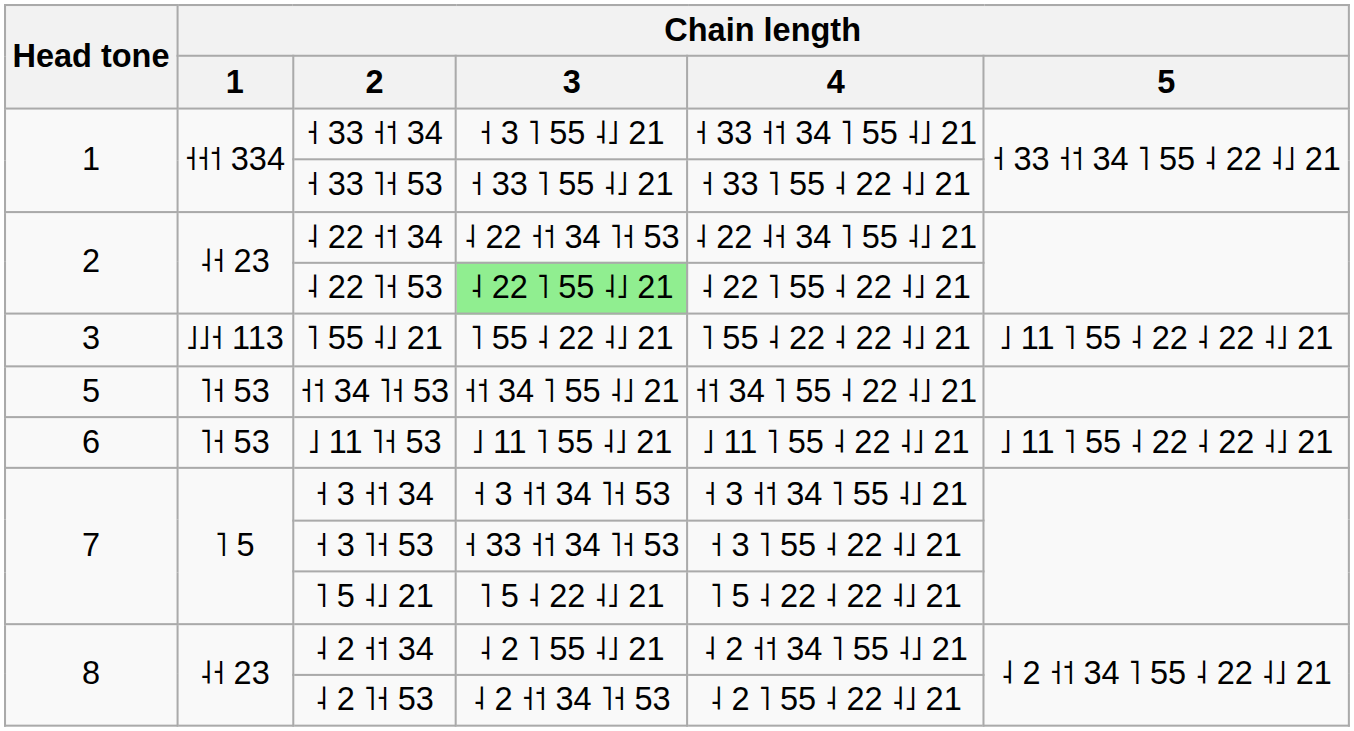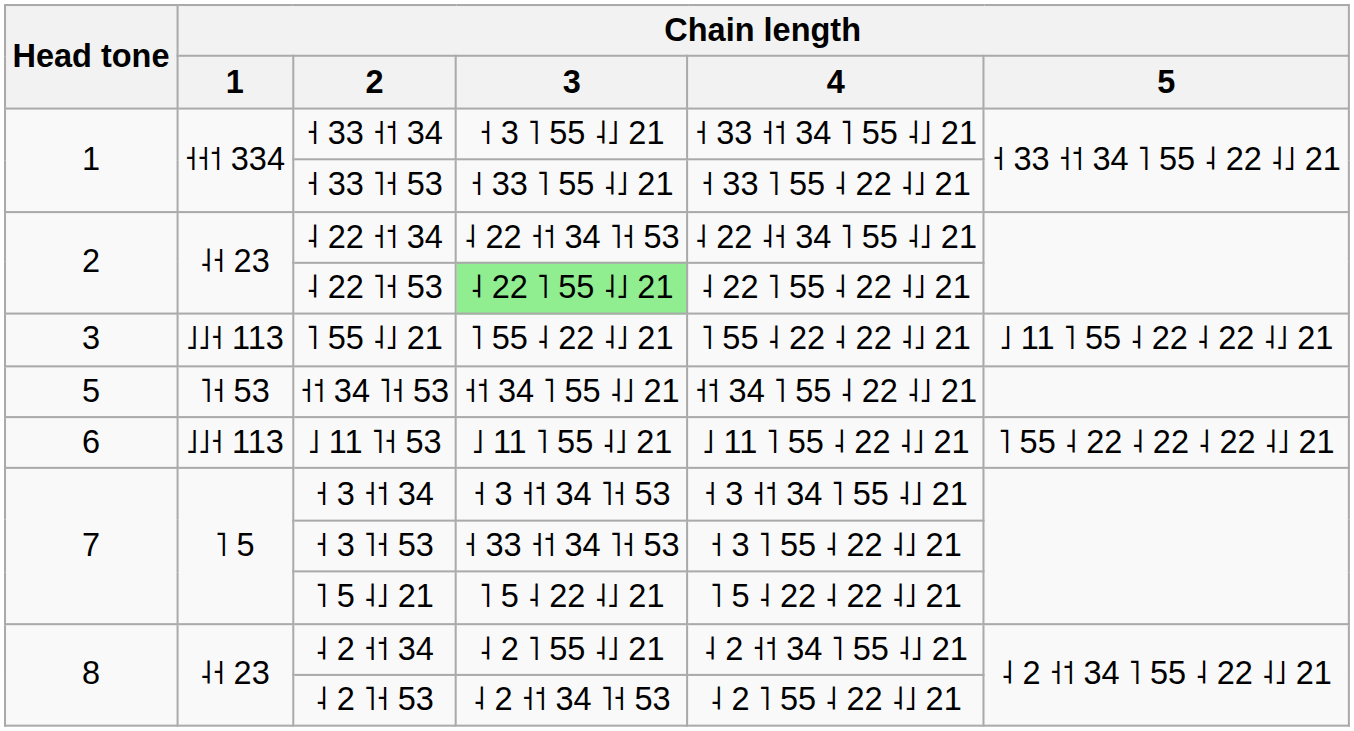(235, 442) ˥˧ 53 -> (235, 442) ˩˩˧ 113
(1166, 442) ˩ 11 ˥ 55 ˨ 22 ˨ 22 ˨˩ 21 -> (1166, 442) ˥ 55 ˨ 22 ˨ 22 ˨ 22 ˨˩ 21
